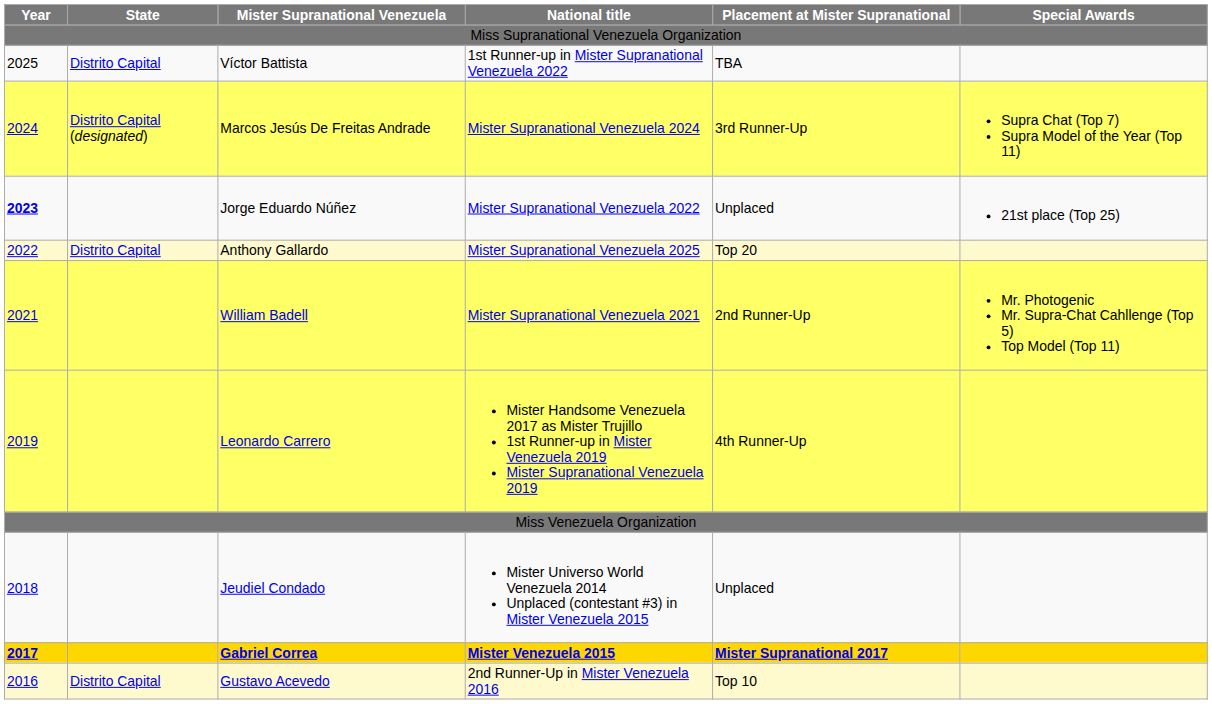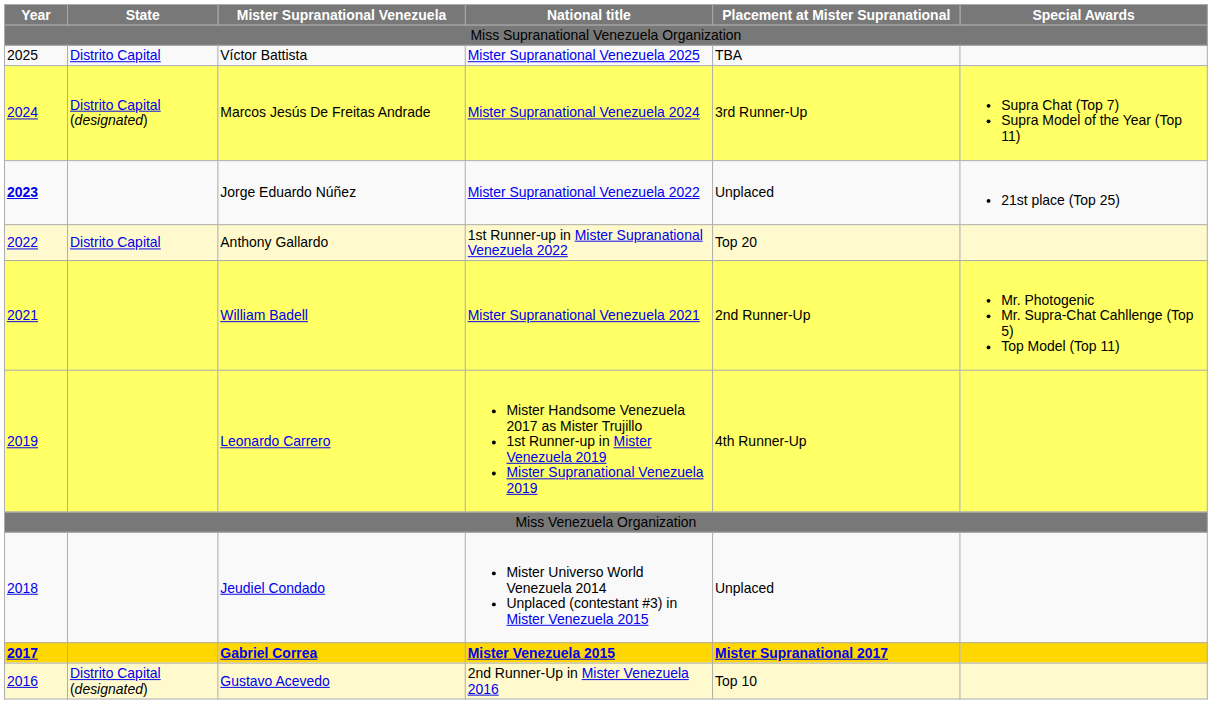(585, 63) 1st Runner-up in Mister Supranational Venezuela 2022 -> (584, 55) Mister Supranational Venezuela 2025
(584, 250) Mister Supranational Venezuela 2025 -> (585, 242) 1st Runner-up in Mister Supranational Venezuela 2022
(115, 681) Distrito Capital -> (115, 681) Distrito Capital (designated)
